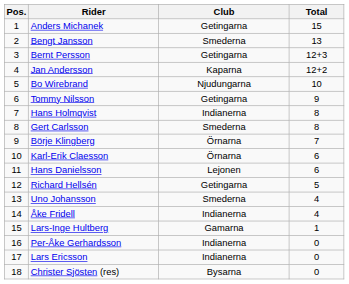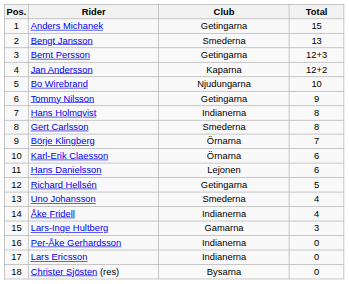(317, 228) 1 -> (317, 228) 3
